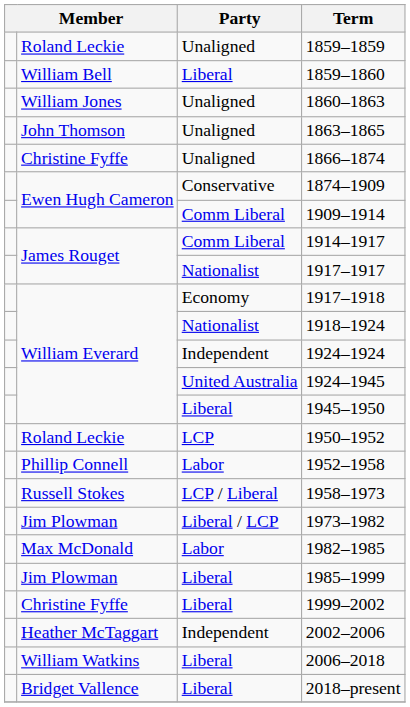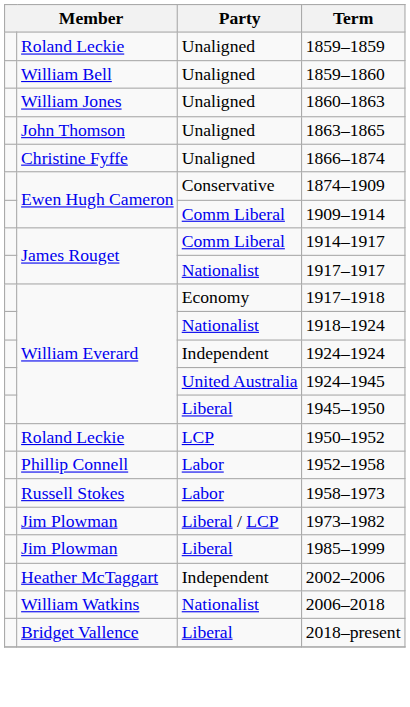(207, 74) Liberal -> (218, 74) Unaligned
(230, 492) LCP / Liberal -> (203, 492) Labor
- row: (345, 548)
- row: (345, 604)
(207, 660) Liberal -> (220, 604) Nationalist
